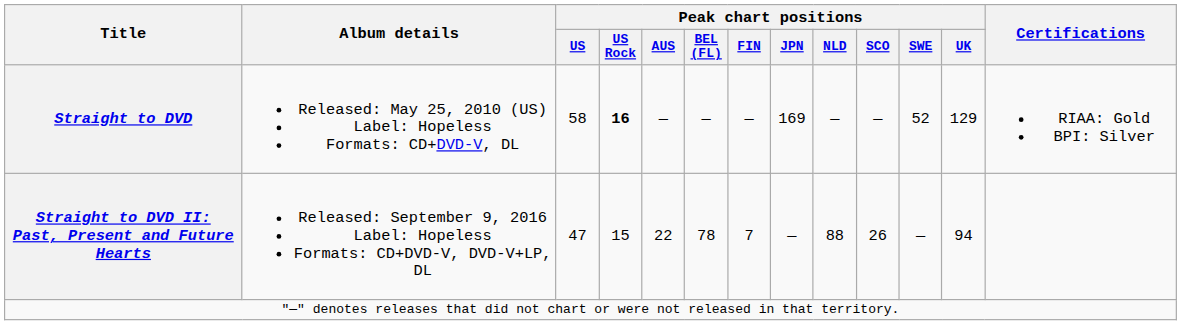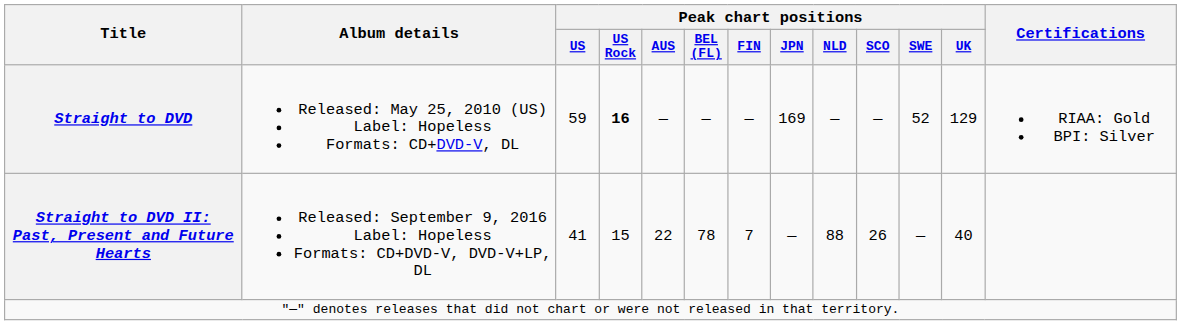(578, 119) 58 -> (578, 119) 59
(578, 236) 47 -> (578, 236) 41
(963, 236) 94 -> (963, 236) 40
